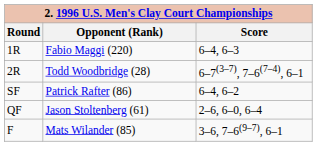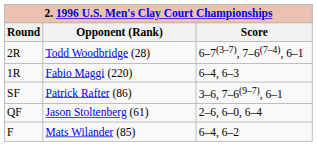rows swapped: (89, 50) <-> (98, 70)
(219, 90) 6–4, 6–2 -> (241, 92) 3–6, 7–6(9–7), 6–1
(241, 129) 3–6, 7–6(9–7), 6–1 -> (219, 131) 6–4, 6–2
